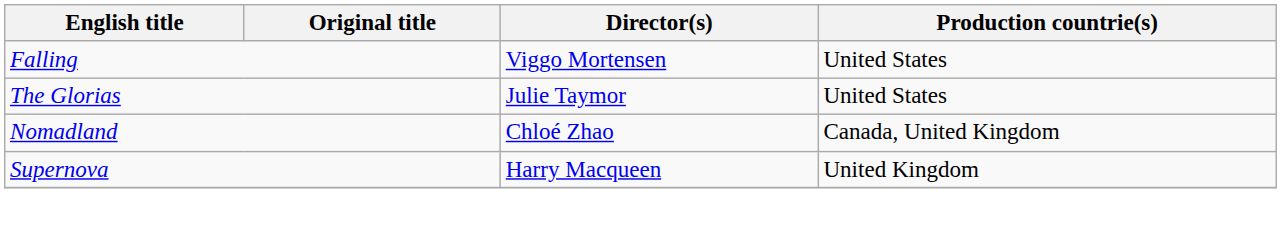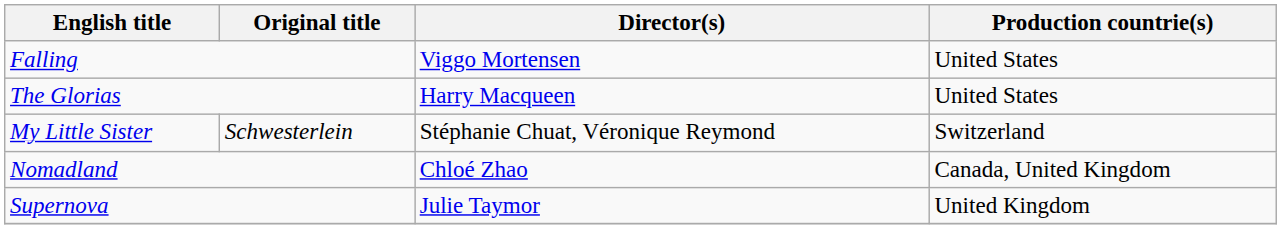(566, 95) Julie Taymor -> (497, 95) Harry Macqueen
+ row: (81, 132)
(583, 168) Harry Macqueen -> (480, 205) Julie Taymor
